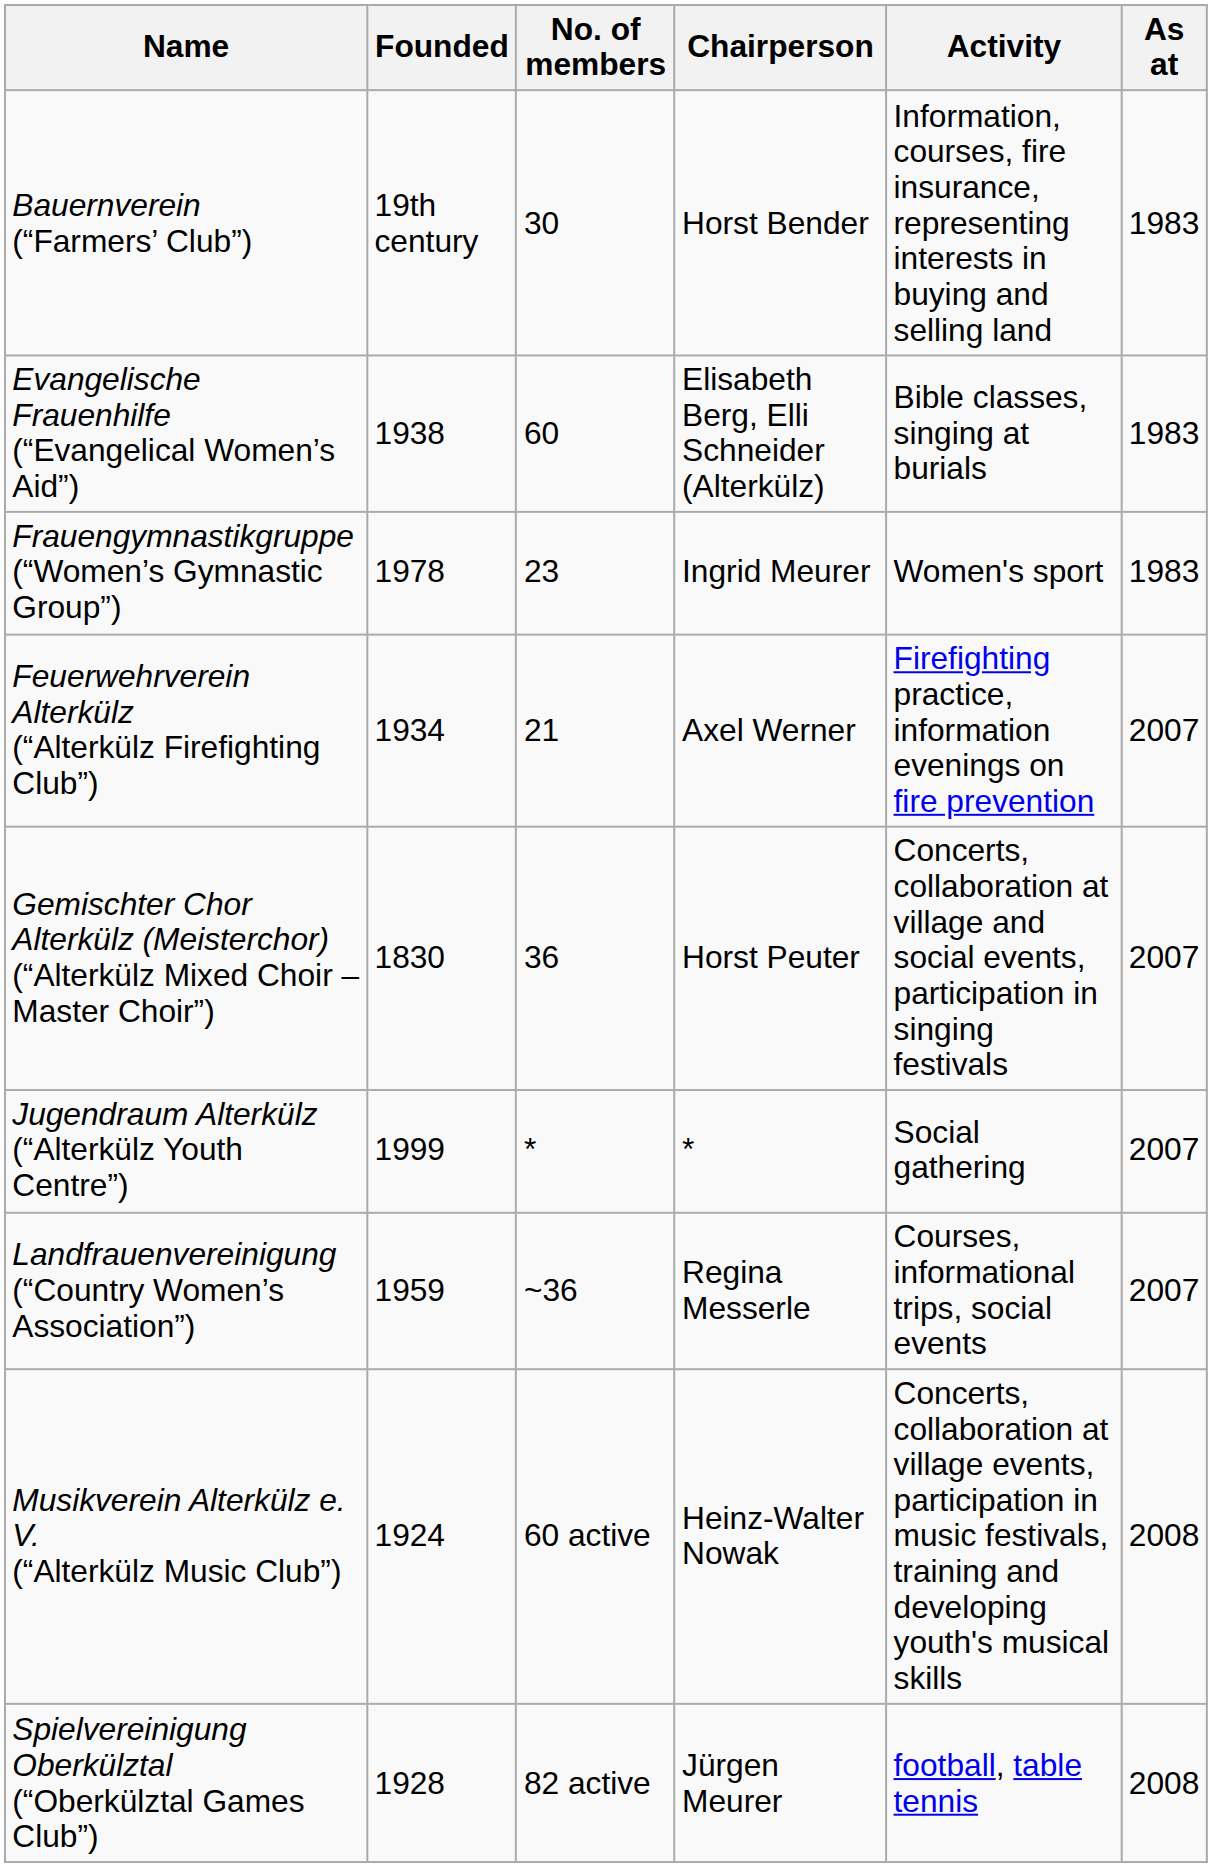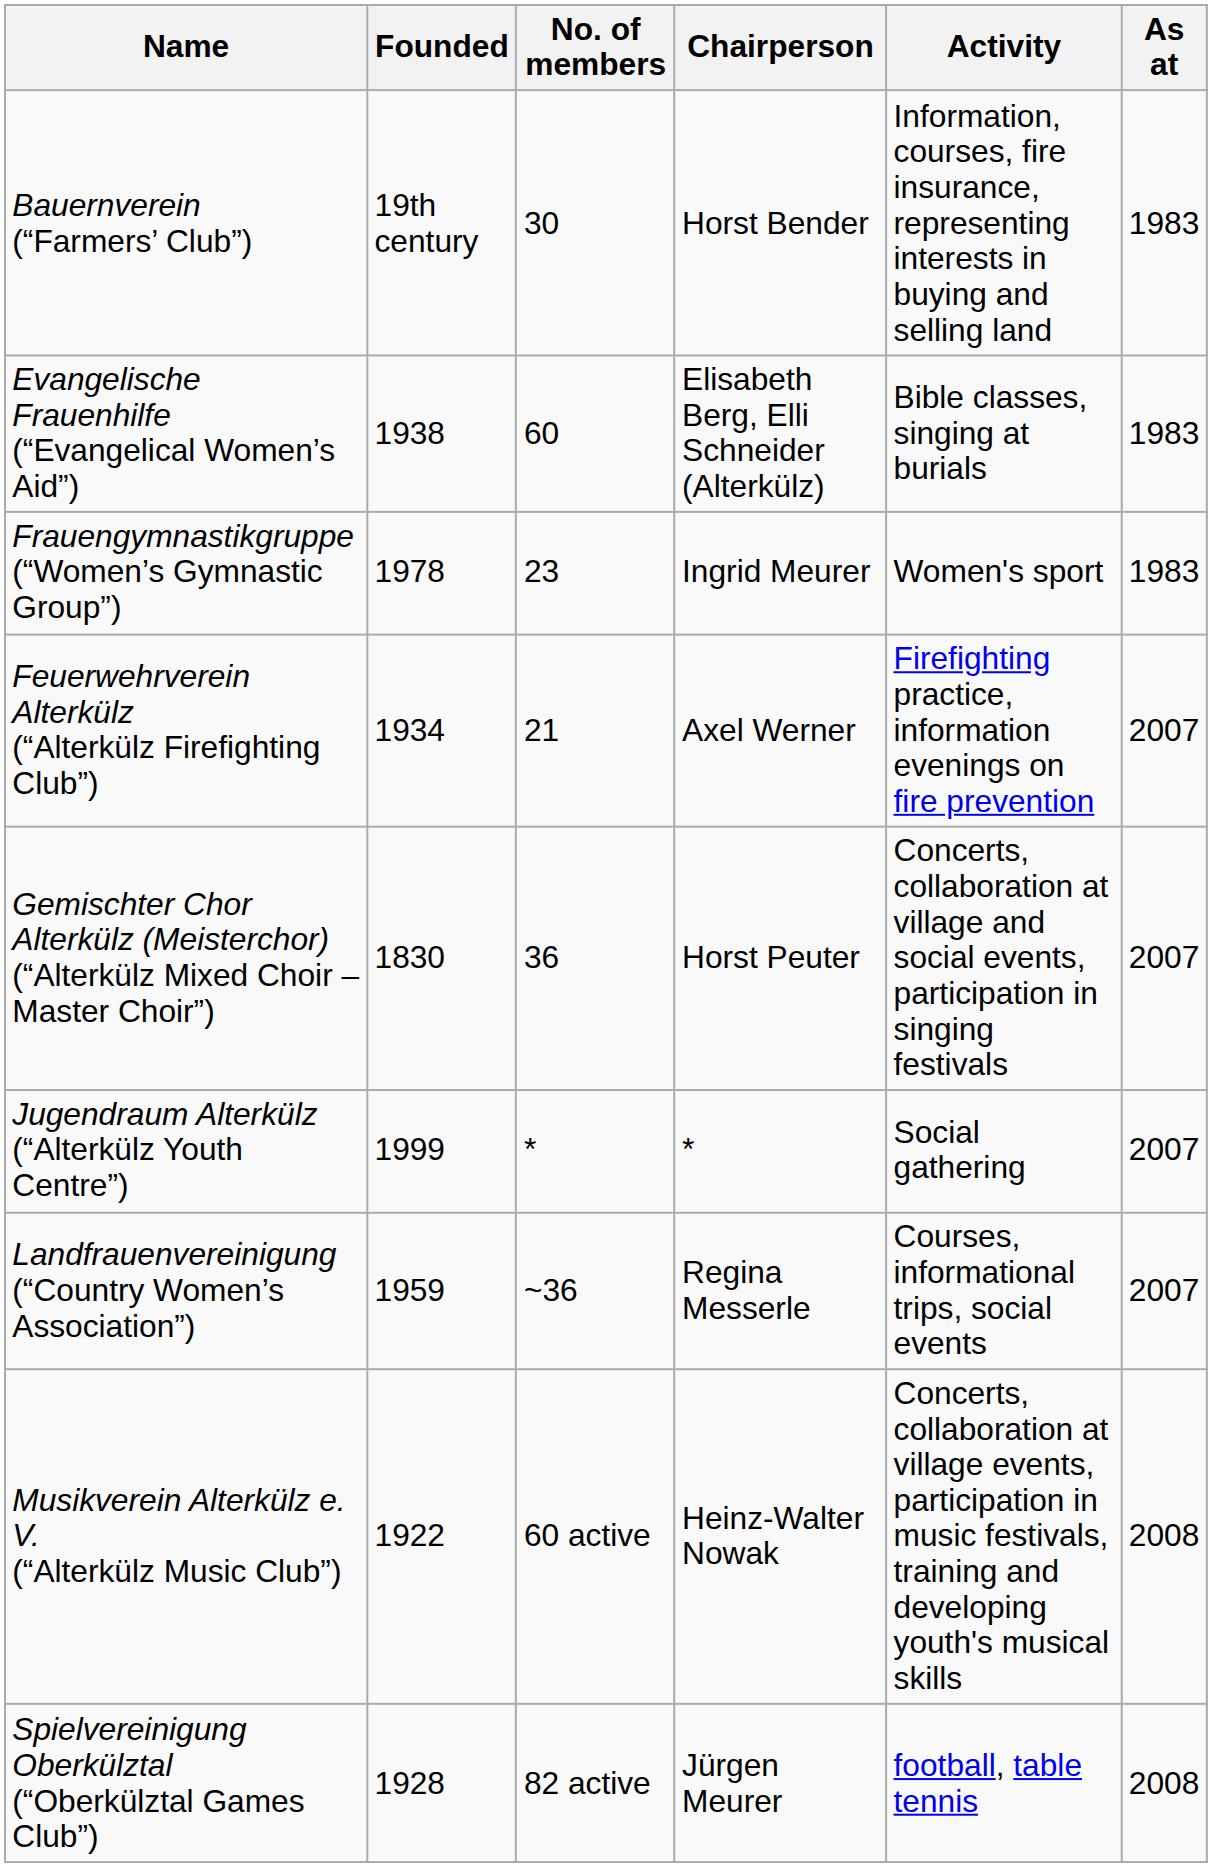(410, 1536) 1924 -> (410, 1536) 1922
